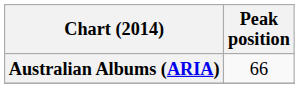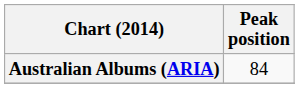(259, 68) 66 -> (259, 68) 84
